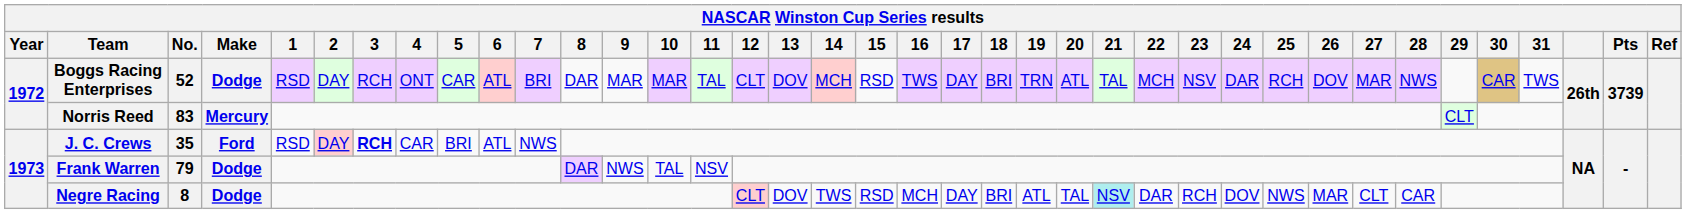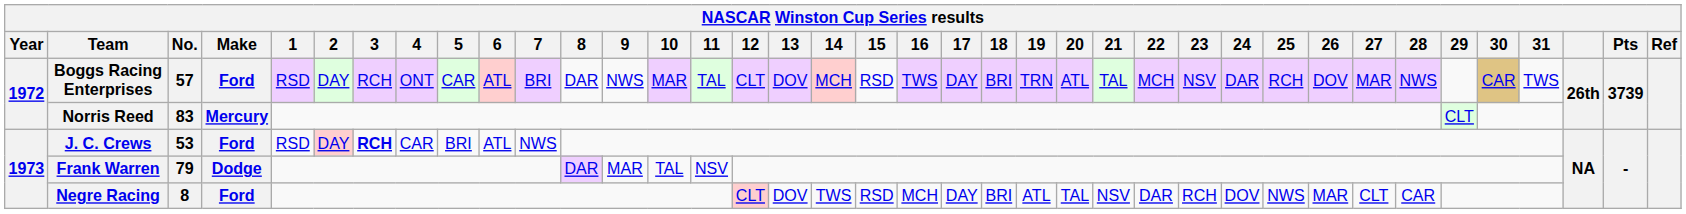(185, 80) 52 -> (185, 80) 57
(237, 80) Dodge -> (237, 80) Ford
(625, 80) MAR -> (625, 80) NWS
(185, 143) 35 -> (185, 143) 53
(625, 169) NWS -> (625, 169) MAR
(237, 196) Dodge -> (237, 196) Ford
(1113, 196) paleturquoise background -> (1113, 196) no background
